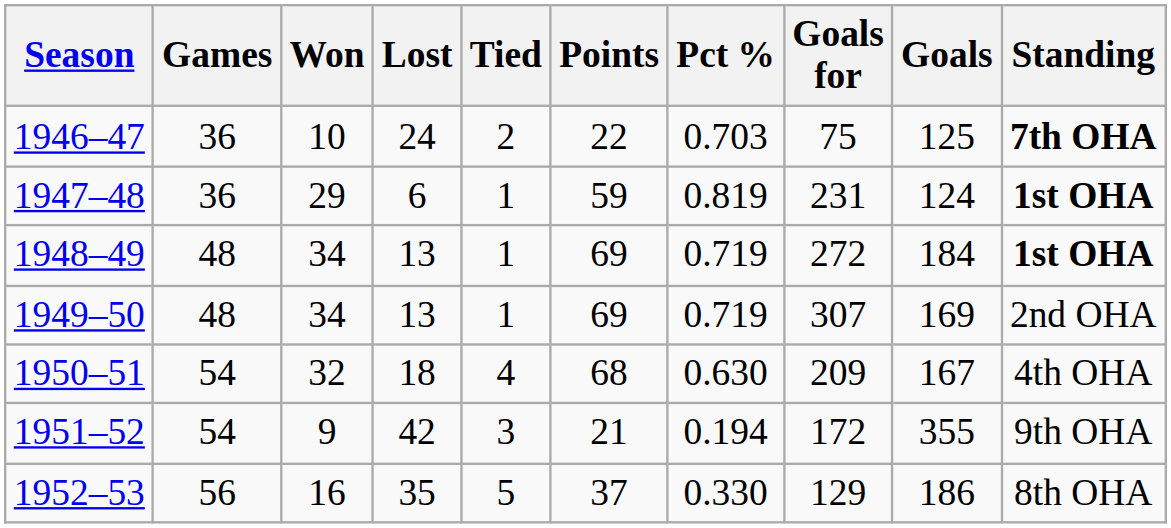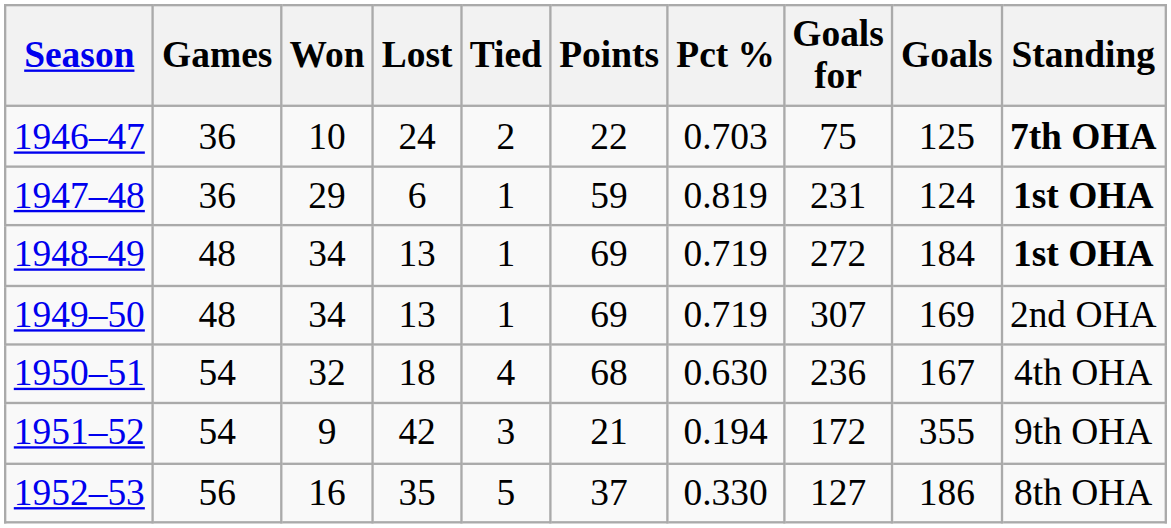(838, 373) 209 -> (838, 373) 236
(838, 491) 129 -> (838, 491) 127
